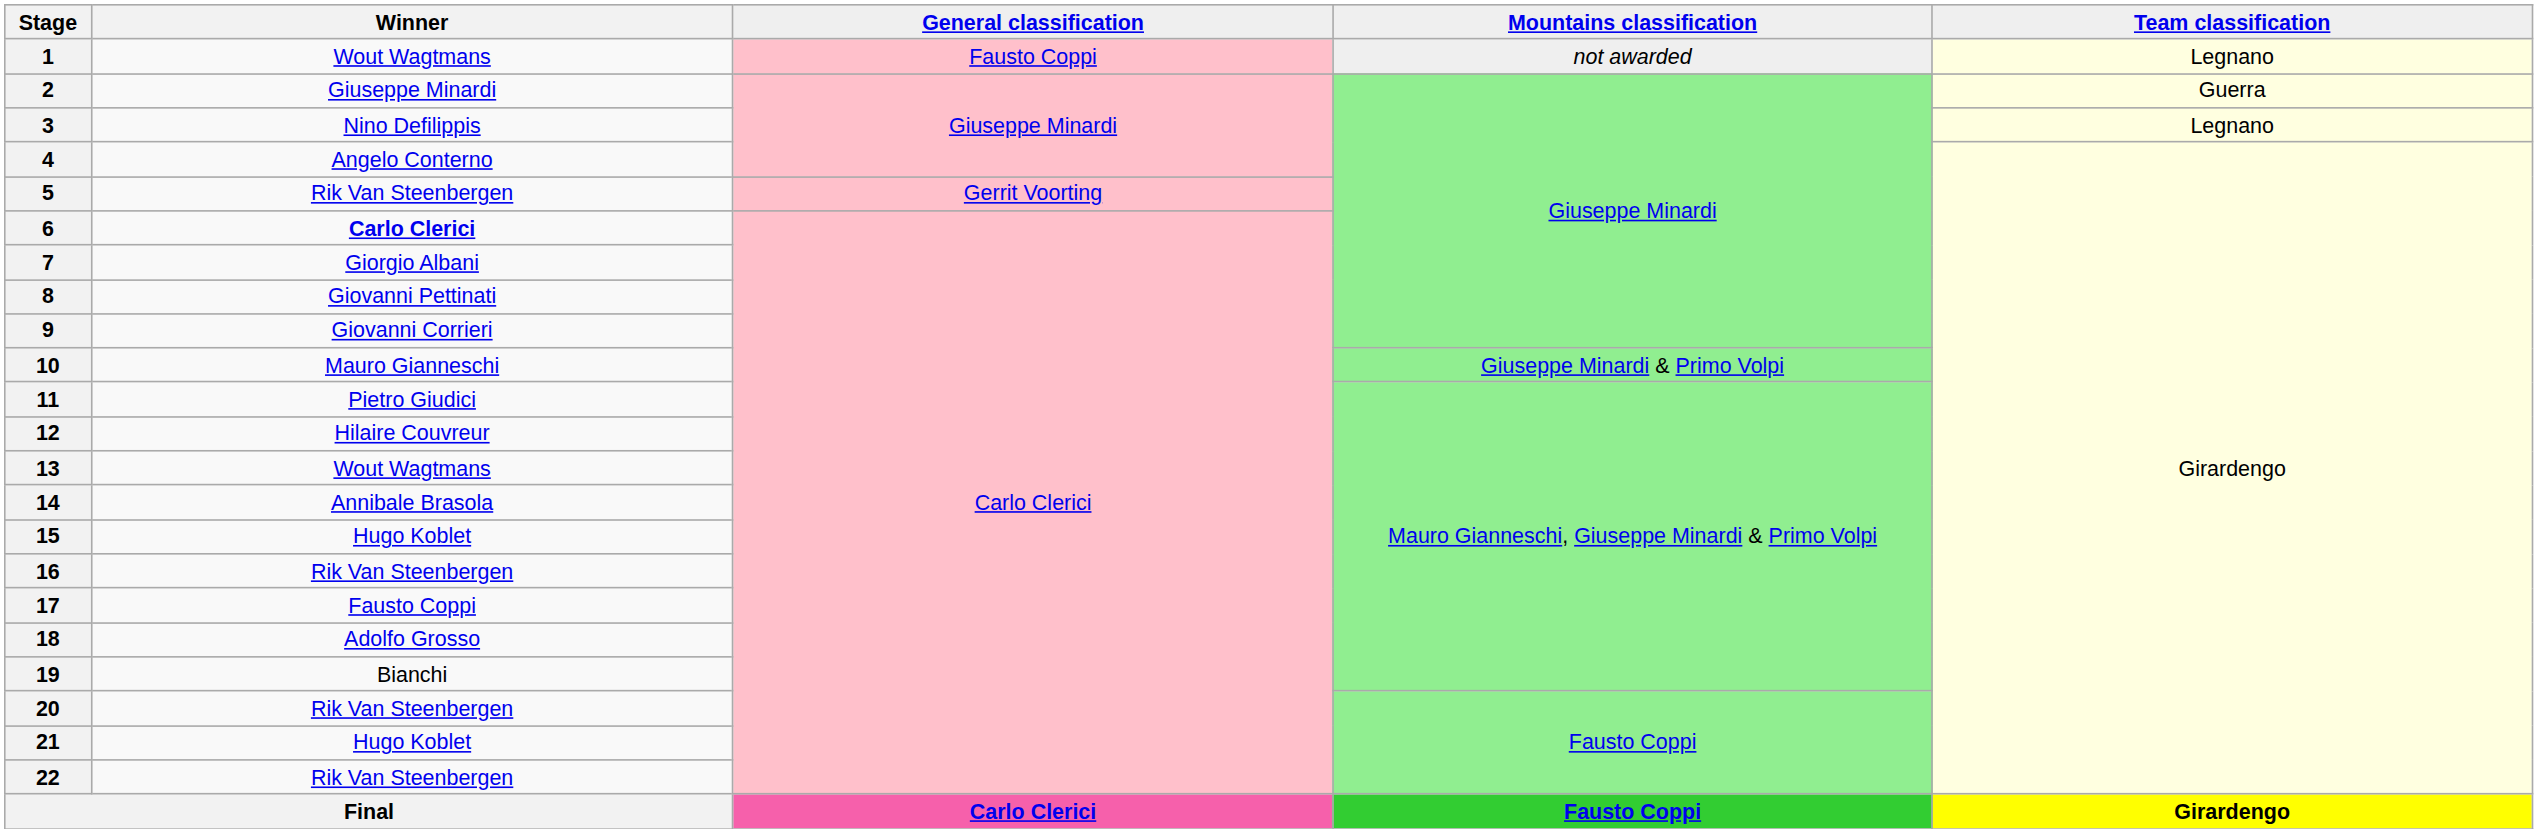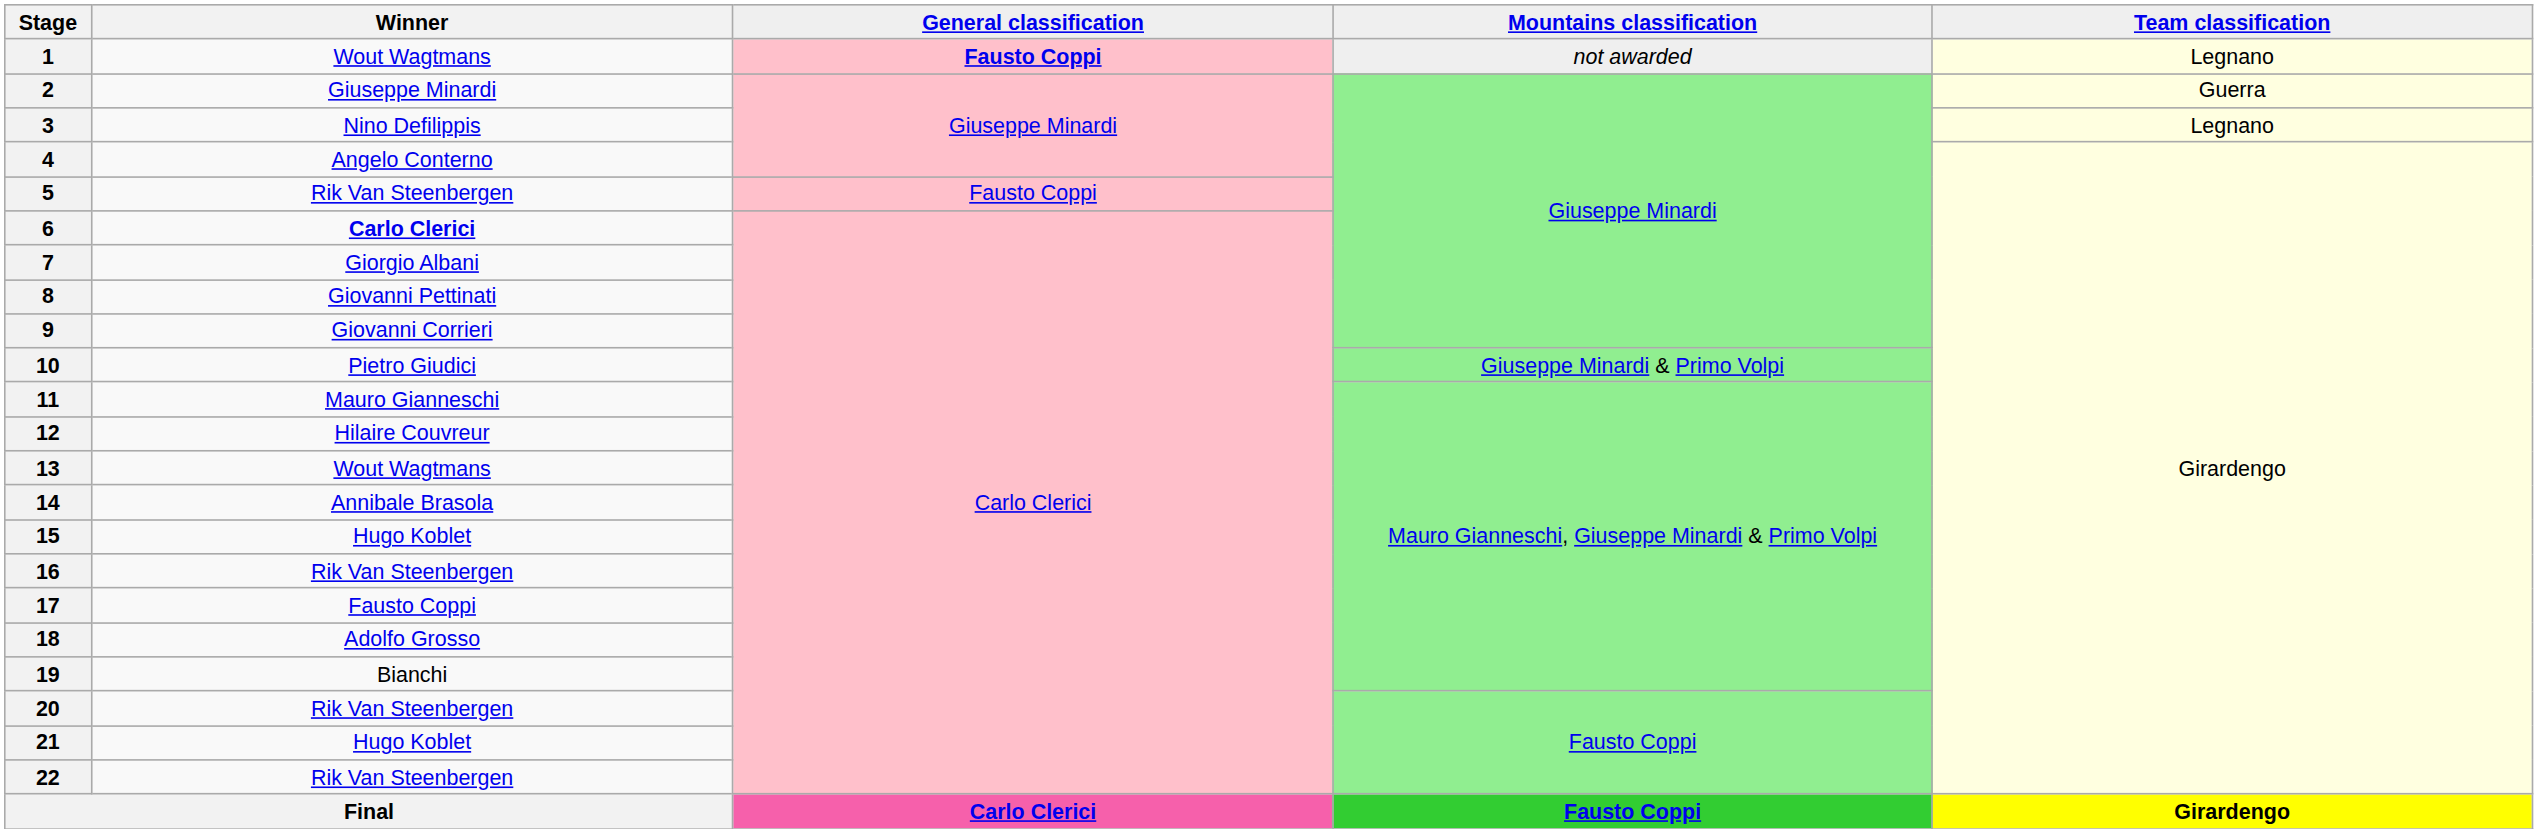(1033, 57) normal -> (1033, 57) bold
(1033, 194) Gerrit Voorting -> (1033, 194) Fausto Coppi
(412, 365) Mauro Gianneschi -> (412, 365) Pietro Giudici
(412, 400) Pietro Giudici -> (412, 400) Mauro Gianneschi
